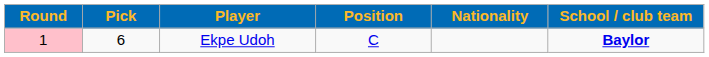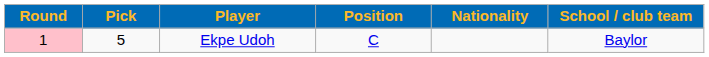(121, 40) 6 -> (121, 40) 5
(626, 40) bold -> (626, 40) normal
